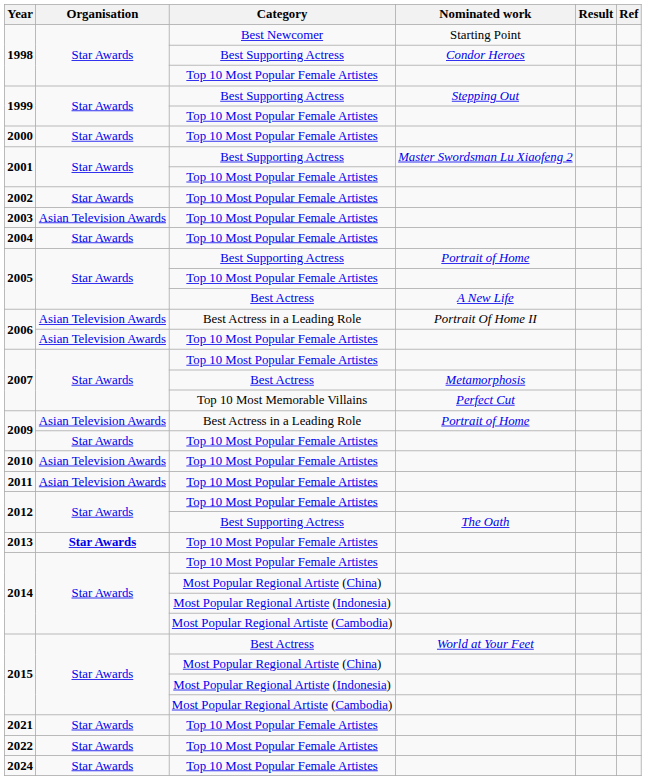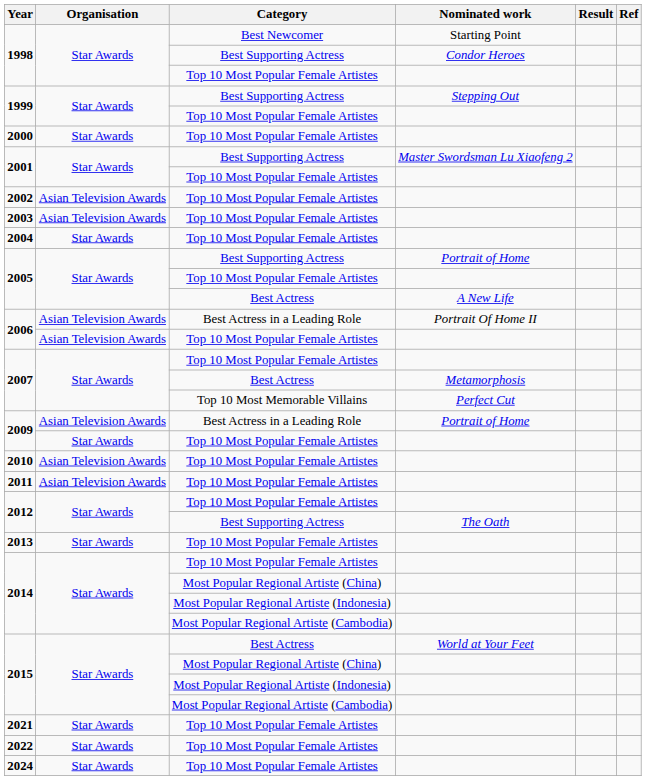(102, 197) Star Awards -> (102, 197) Asian Television Awards
(102, 542) bold -> (102, 542) normal
